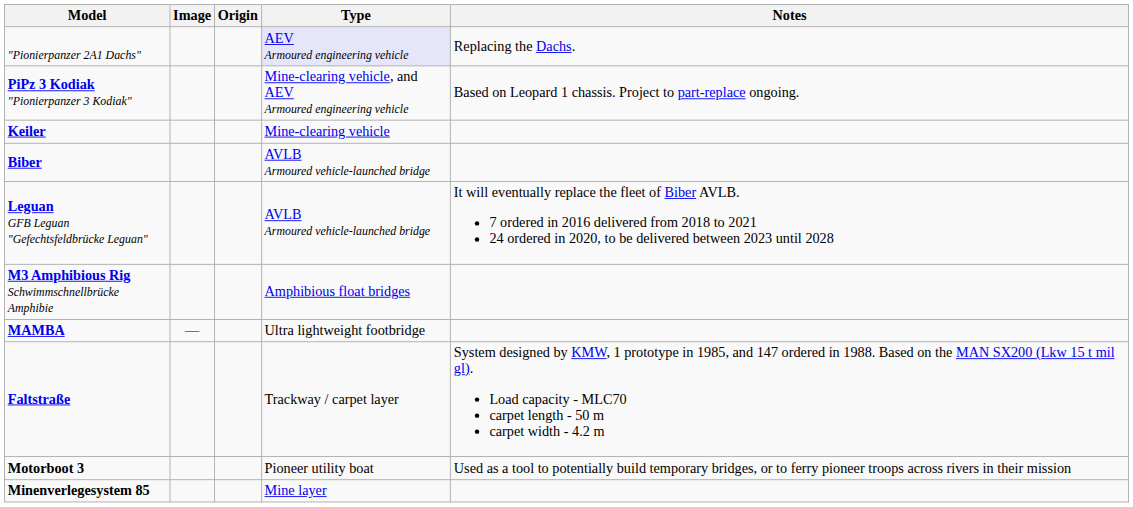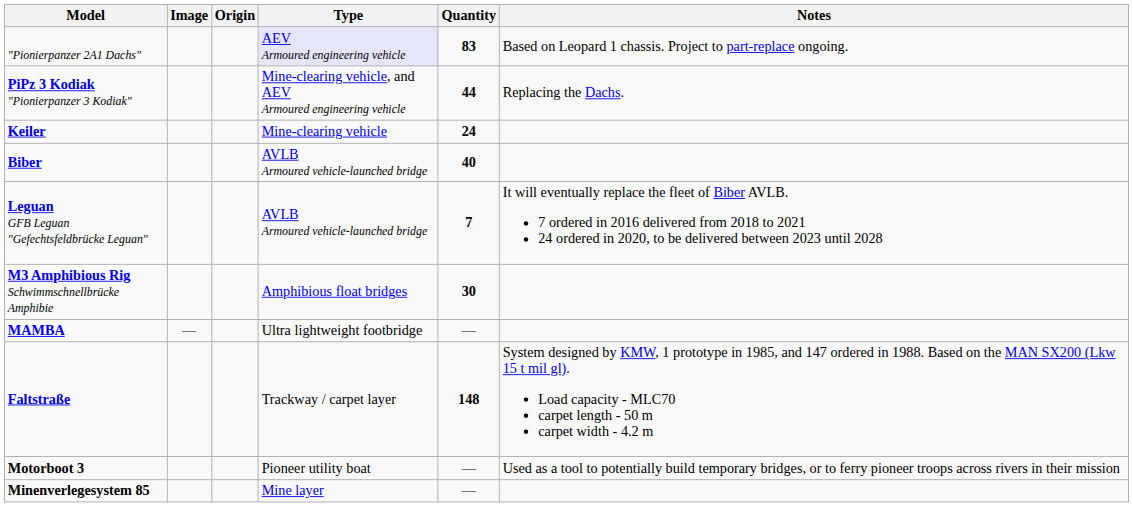+ column: (469, 15)
(515, 46) Replacing the Dachs. -> (675, 46) Based on Leopard 1 chassis. Project to part-replace ongoing.
(627, 92) Based on Leopard 1 chassis. Project to part-replace ongoing. -> (563, 92) Replacing the Dachs.
